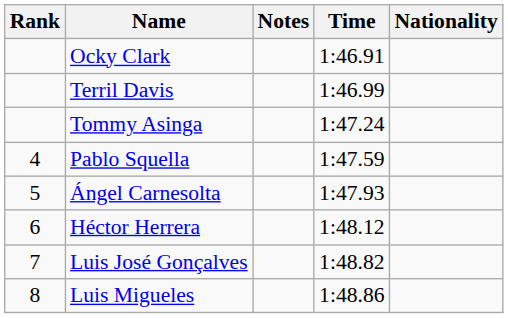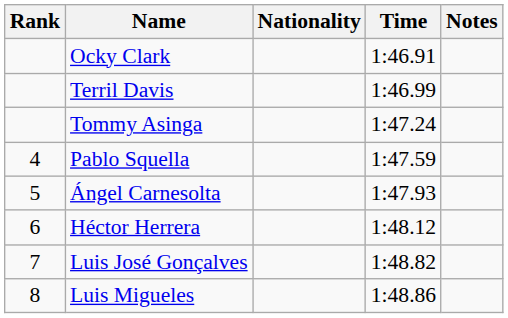columns swapped: (446, 21) <-> (283, 21)
